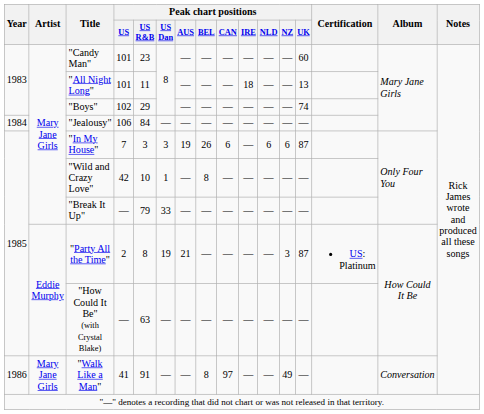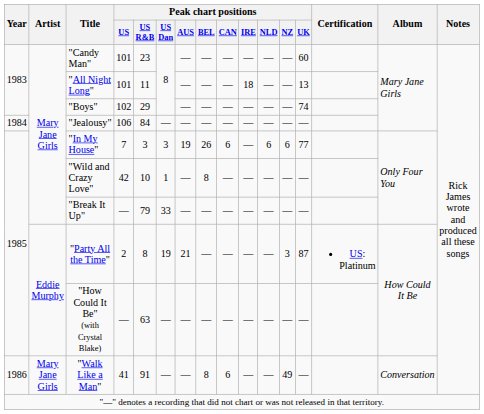(303, 144) 87 -> (303, 144) 77
(228, 375) 97 -> (228, 375) 6
